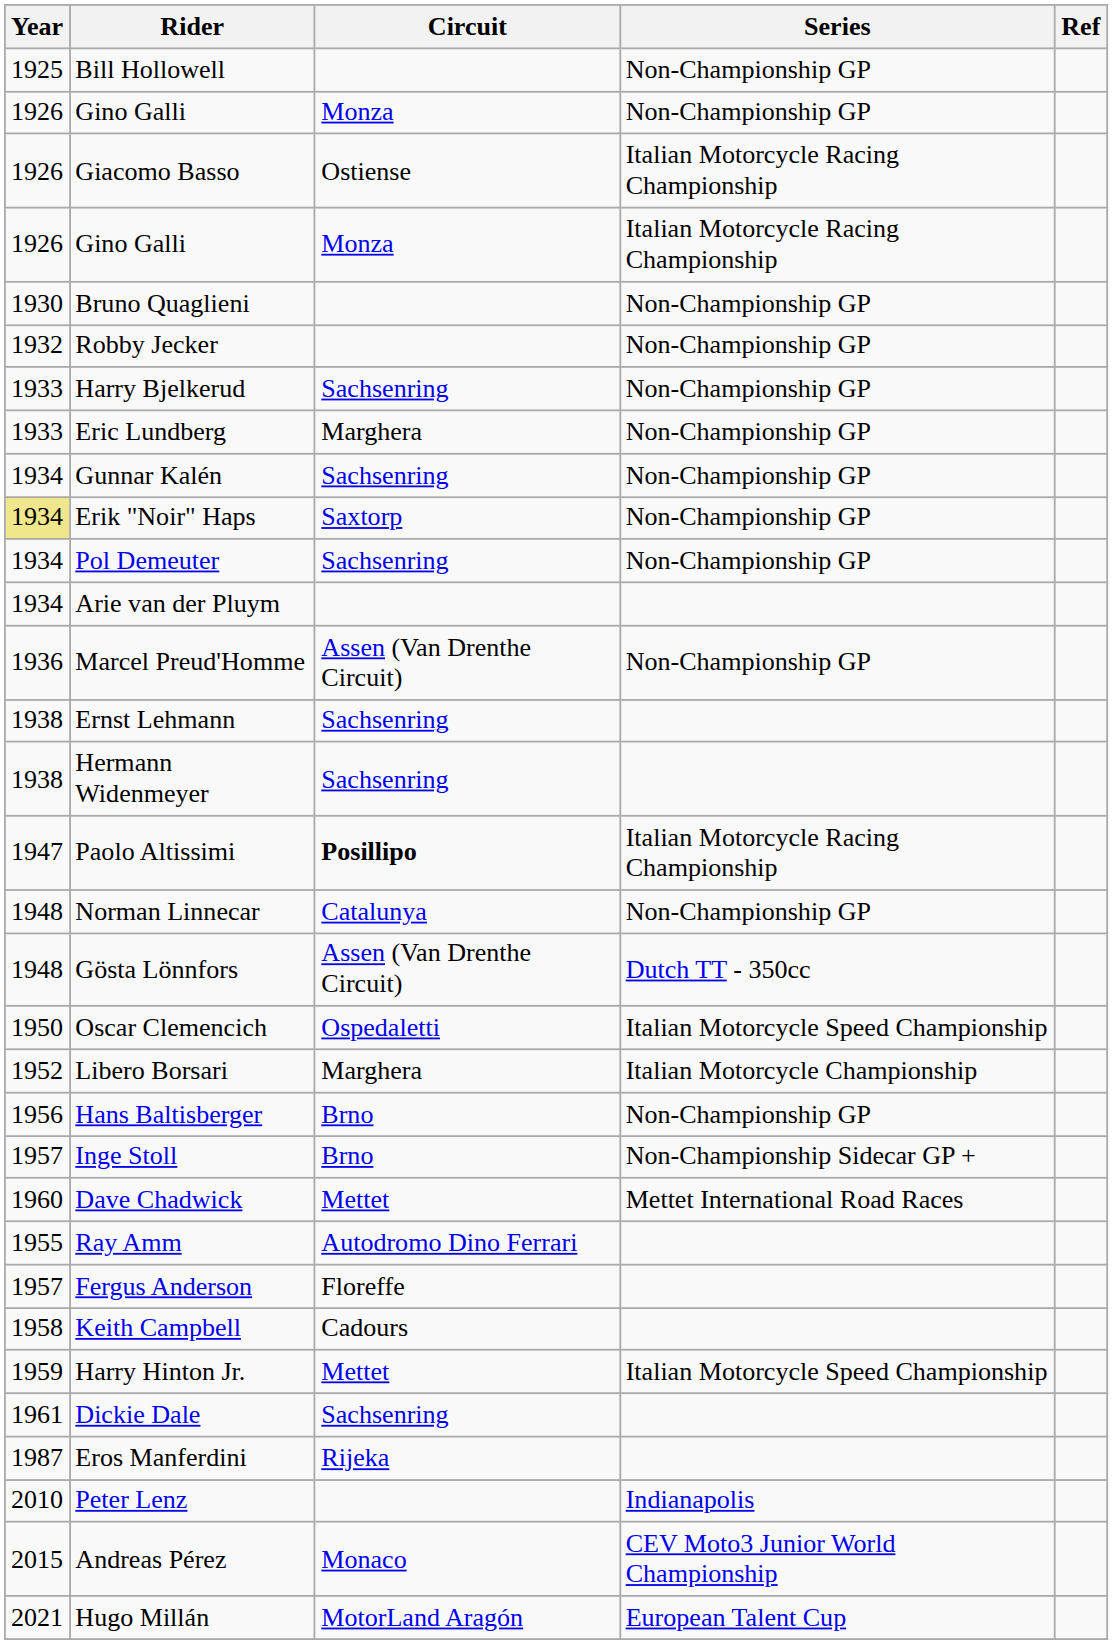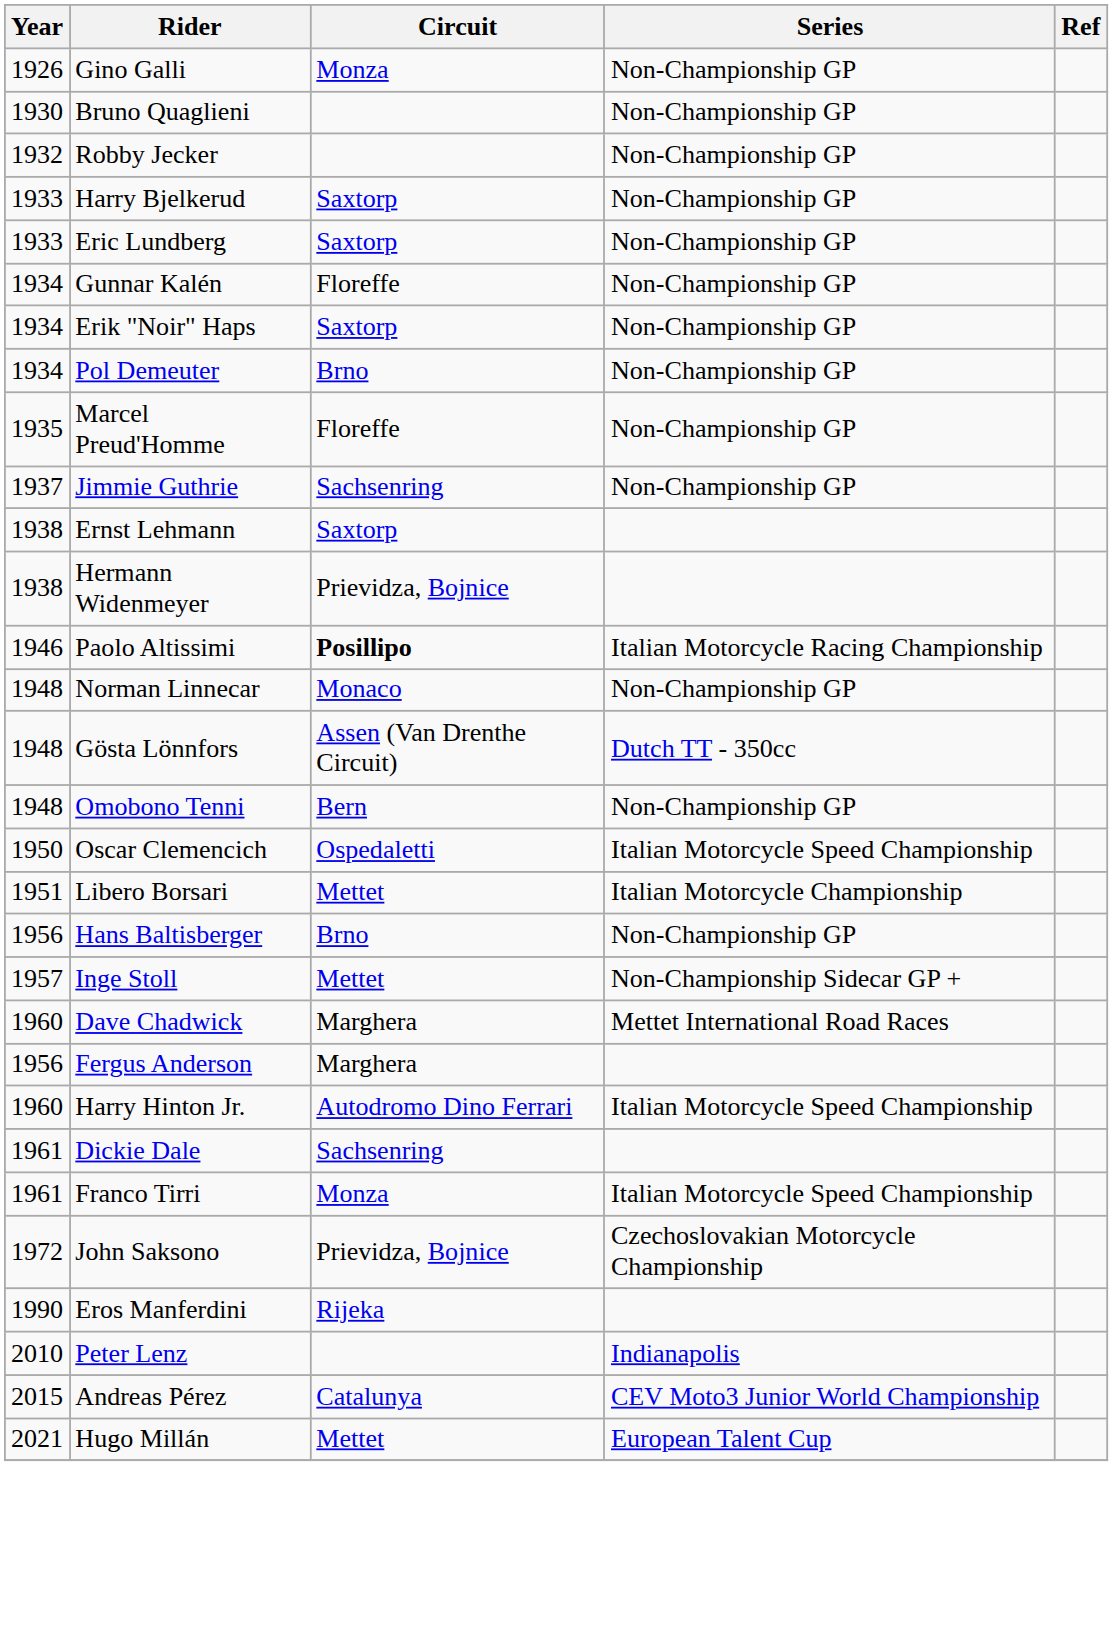- row: (150, 69)
- row: (157, 170)
- row: (131, 244)
(385, 388) Sachsenring -> (357, 198) Saxtorp
(372, 431) Marghera -> (357, 241) Saxtorp
(385, 474) Sachsenring -> (358, 284) Floreffe
(37, 517) khaki background -> (37, 327) no background
(385, 560) Sachsenring -> (342, 370) Brno
- row: (178, 603)
(37, 662) 1936 -> (37, 428) 1935
(426, 662) Assen (Van Drenthe Circuit) -> (358, 428) Floreffe
+ row: (157, 487)
(385, 720) Sachsenring -> (357, 530) Saxtorp
(385, 778) Sachsenring -> (413, 588) Prievidza, Bojnice
(37, 852) 1947 -> (37, 646) 1946
(374, 911) Catalunya -> (359, 689) Monaco
+ row: (160, 806)
(37, 1070) 1952 -> (37, 892) 1951
(372, 1070) Marghera -> (350, 892) Mettet
(347, 1156) Brno -> (350, 978) Mettet
(355, 1199) Mettet -> (367, 1021) Marghera
- row: (129, 1242)
(37, 1285) 1957 -> (37, 1064) 1956
(363, 1285) Floreffe -> (367, 1064) Marghera
- row: (158, 1328)
(37, 1371) 1959 -> (37, 1107) 1960
(355, 1371) Mettet -> (444, 1107) Autodromo Dino Ferrari
+ row: (138, 1193)
+ row: (147, 1251)
(37, 1457) 1987 -> (37, 1310) 1990
(364, 1559) Monaco -> (369, 1396) Catalunya
(422, 1617) MotorLand Aragón -> (350, 1439) Mettet
